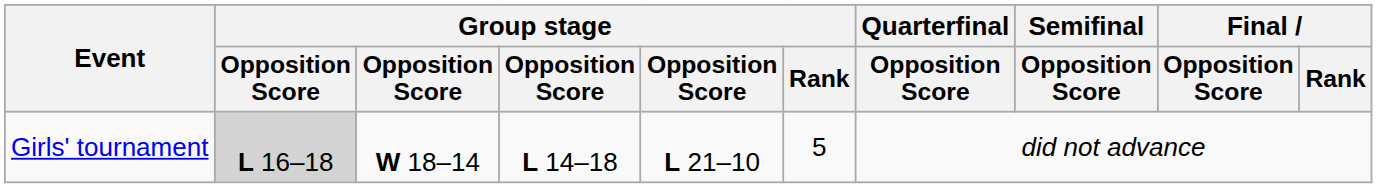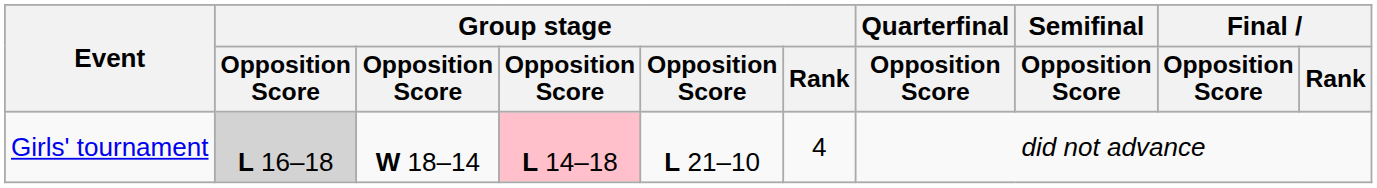(570, 162) no background -> (570, 162) pink background
(819, 148) 5 -> (819, 148) 4
